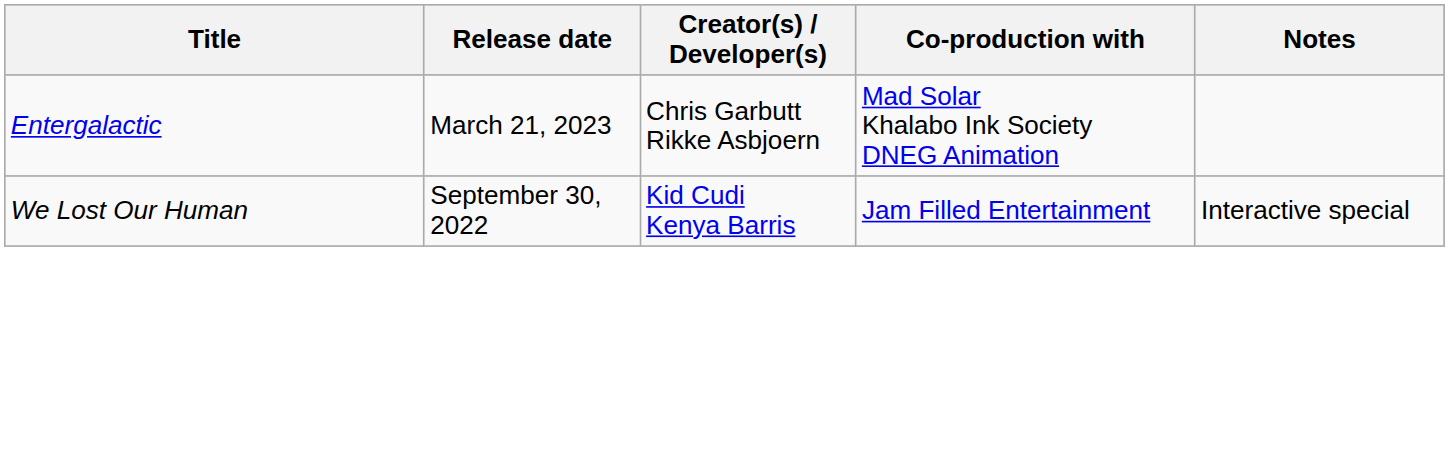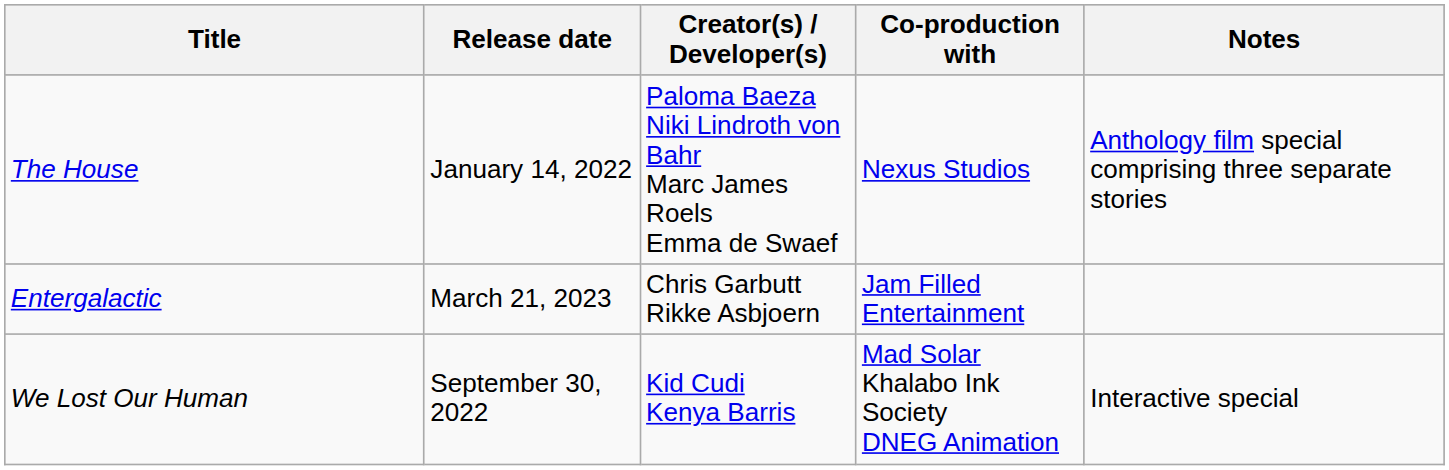+ row: (75, 169)
(977, 125) Mad Solar Khalabo Ink Society DNEG Animation -> (943, 298) Jam Filled Entertainment
(1006, 210) Jam Filled Entertainment -> (960, 398) Mad Solar Khalabo Ink Society DNEG Animation
